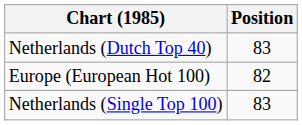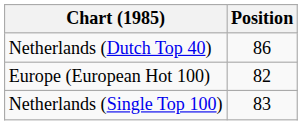(262, 47) 83 -> (262, 47) 86
